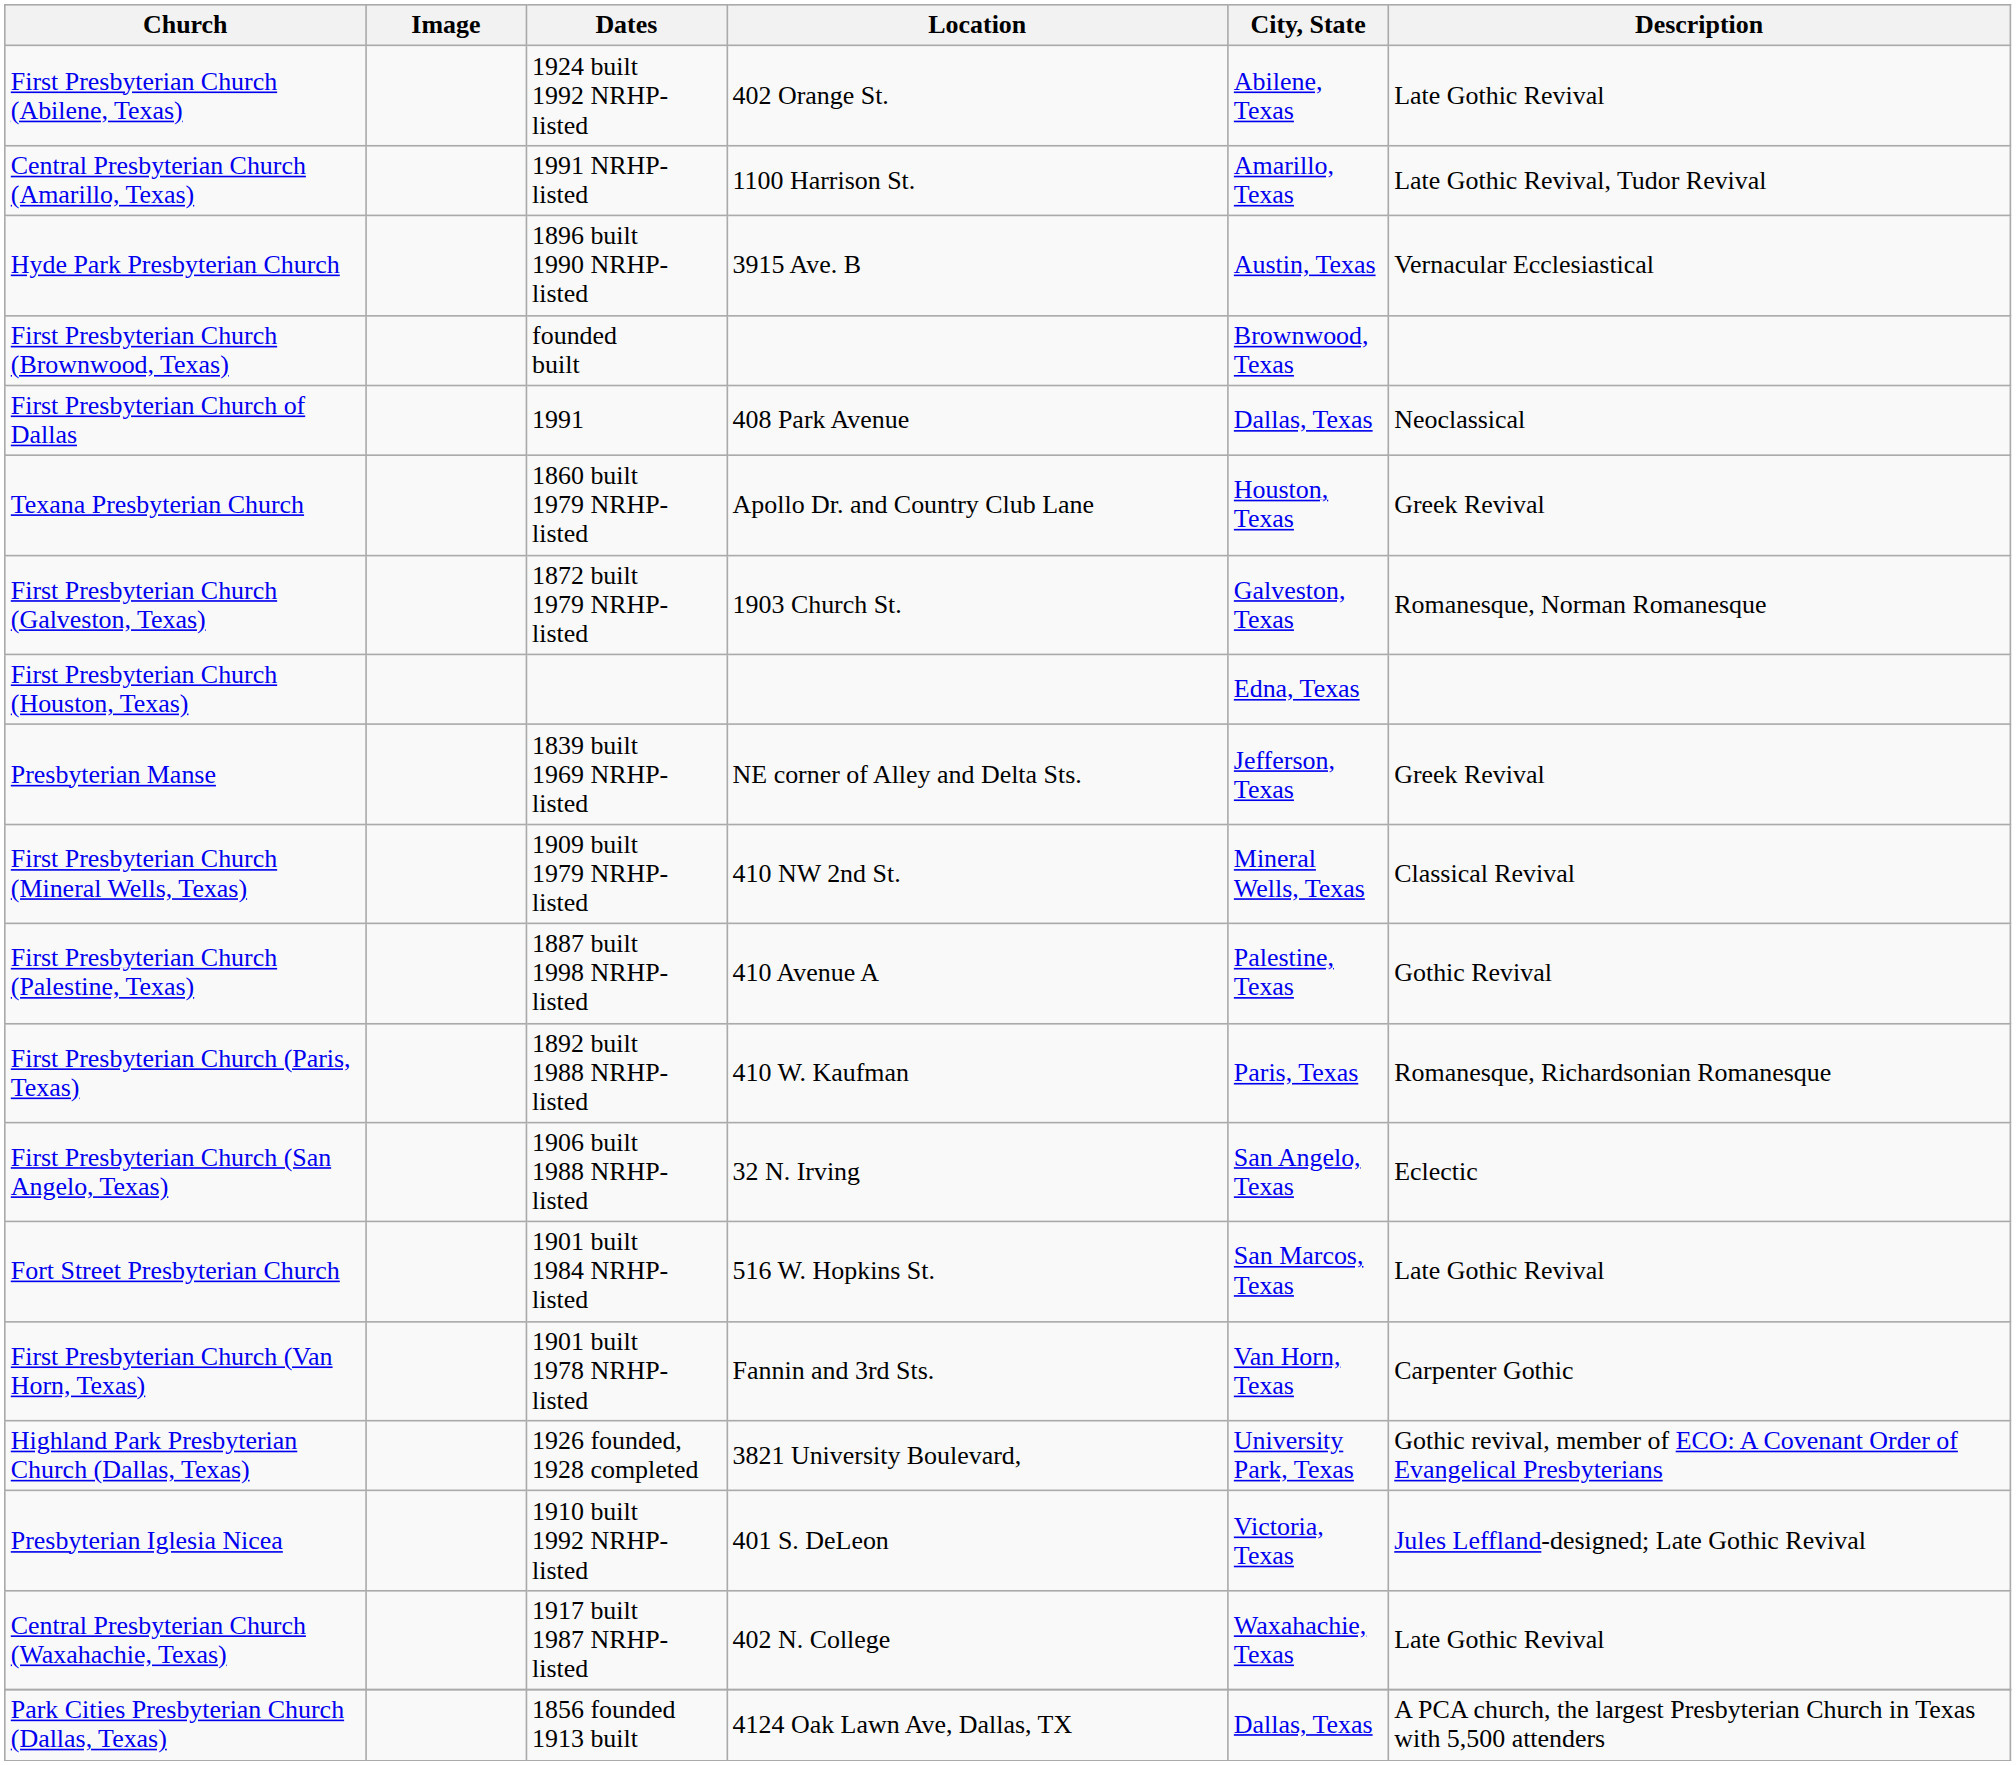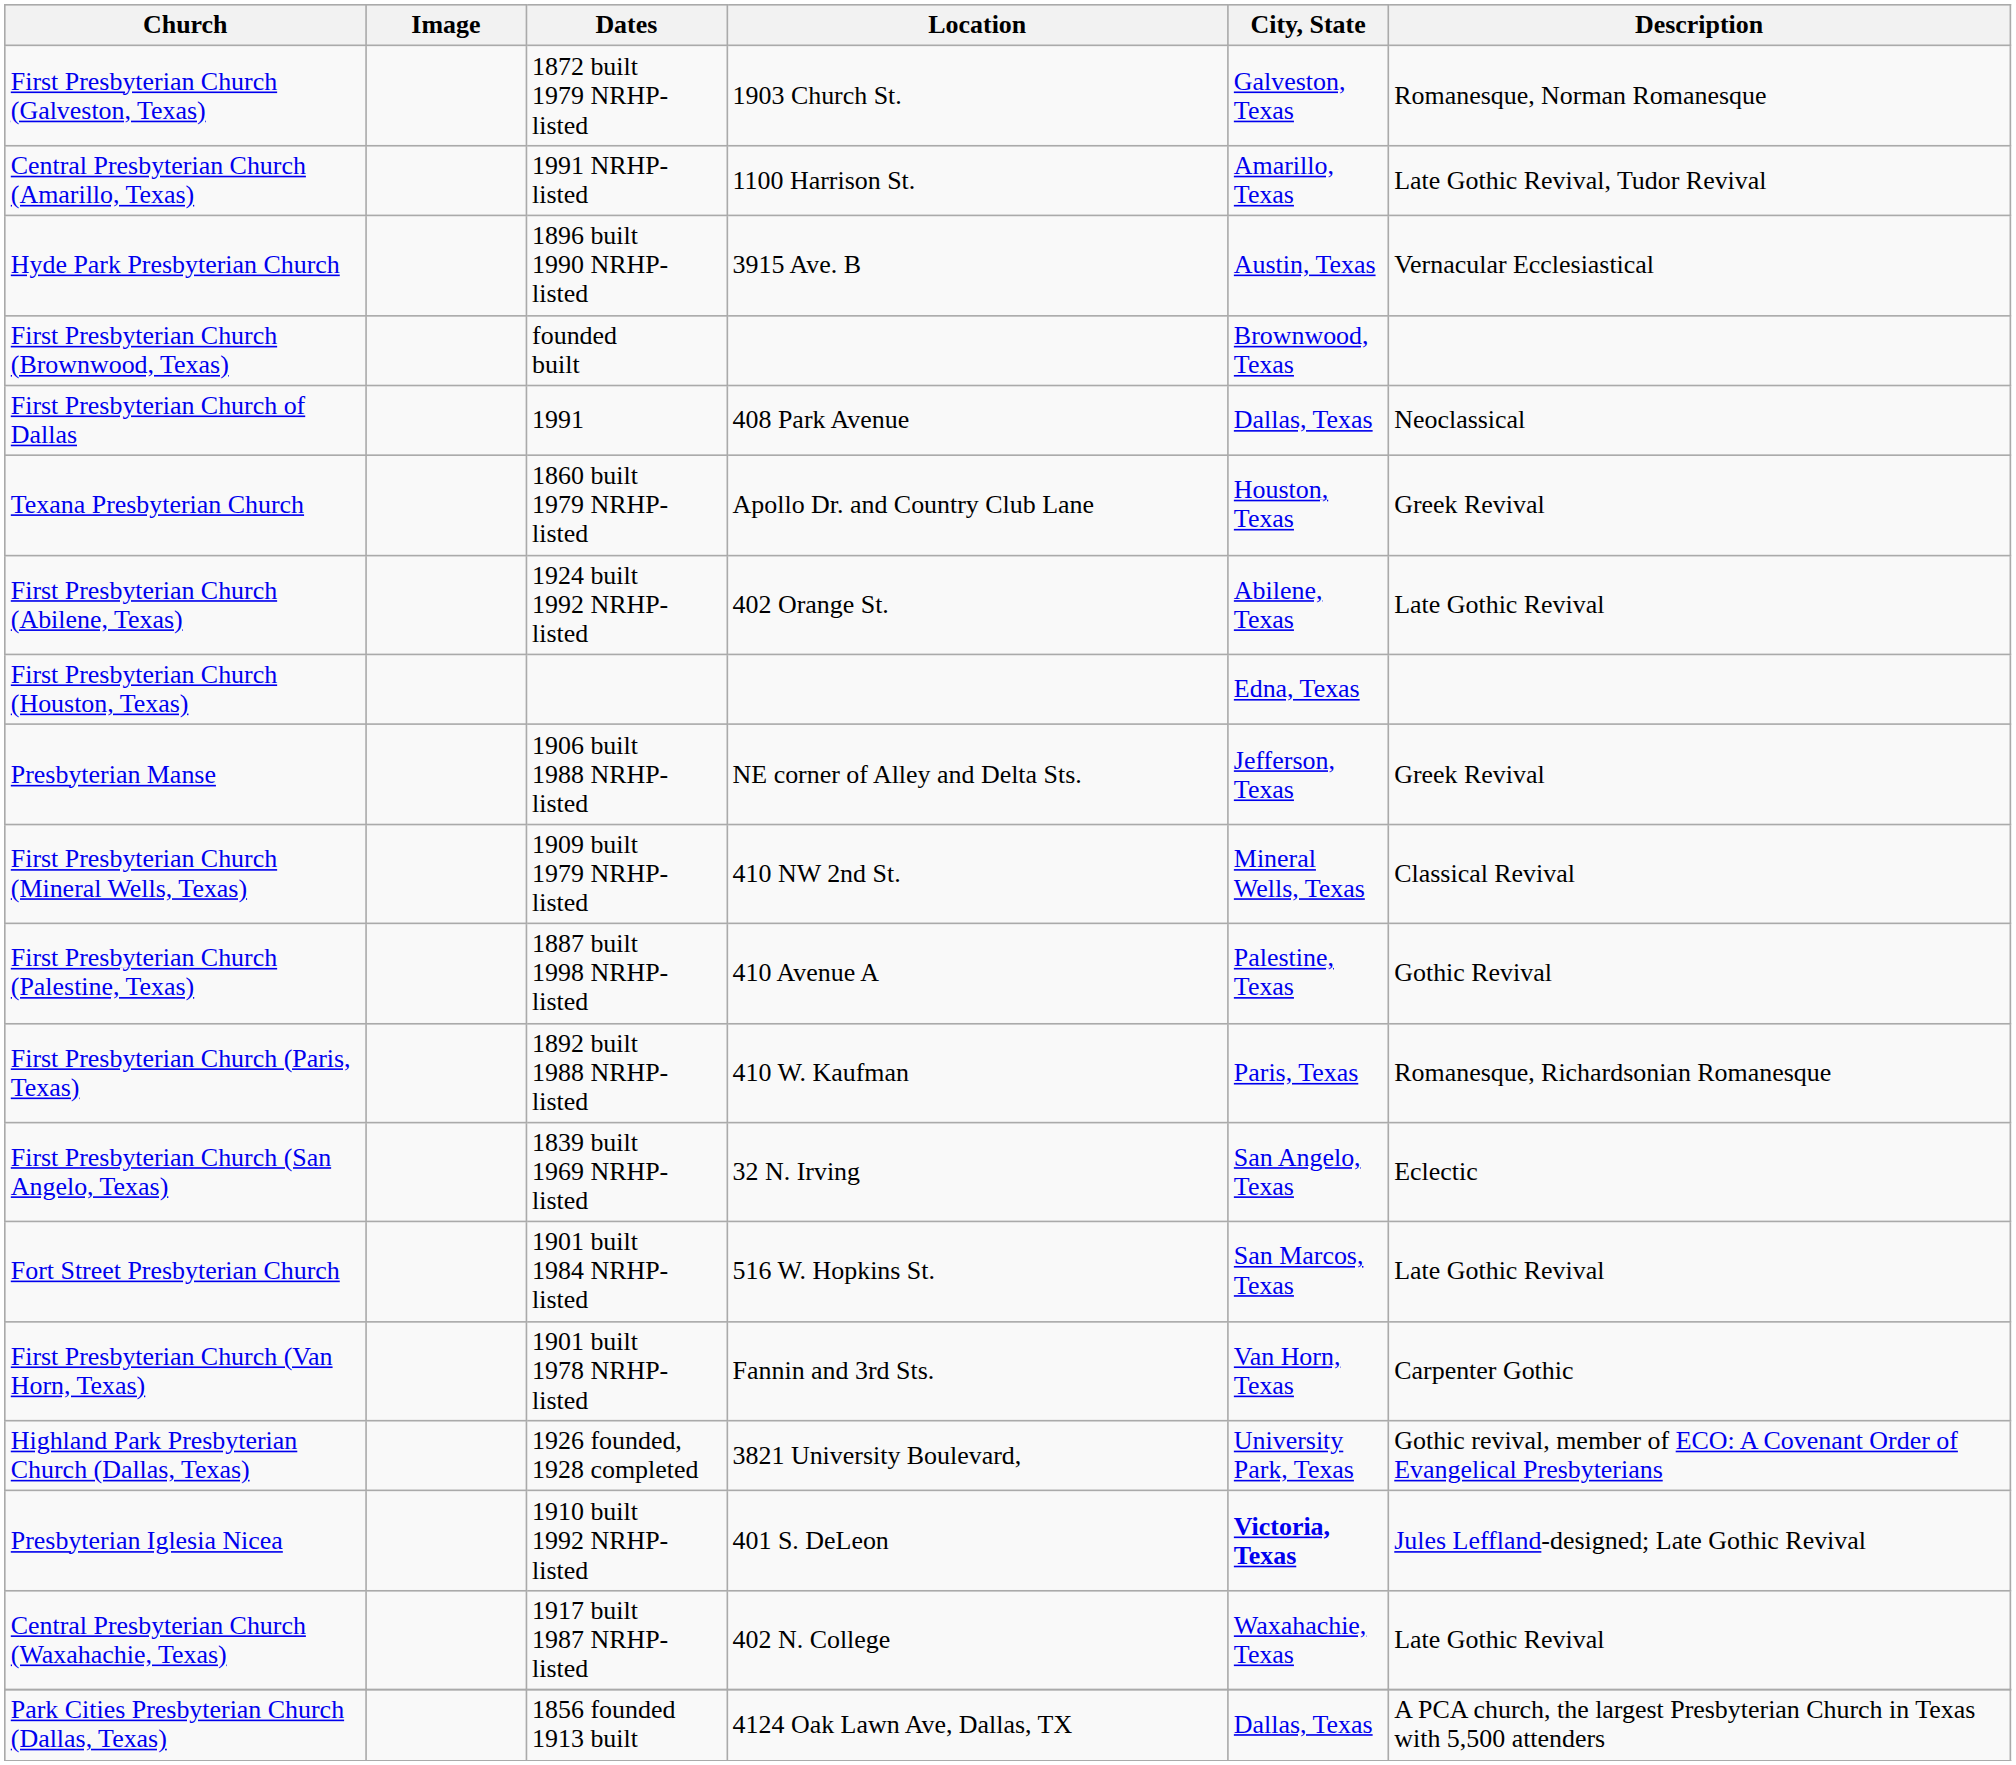rows swapped: (144, 95) <-> (144, 604)
(600, 774) 1839 built 1969 NRHP-listed -> (600, 774) 1906 built 1988 NRHP-listed
(600, 1171) 1906 built 1988 NRHP-listed -> (600, 1171) 1839 built 1969 NRHP-listed
(1279, 1540) normal -> (1282, 1540) bold
